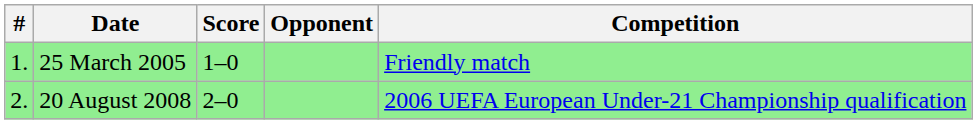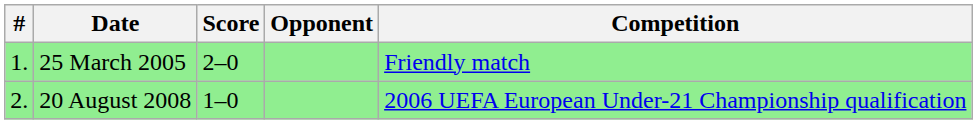(220, 61) 1–0 -> (220, 61) 2–0
(220, 99) 2–0 -> (220, 99) 1–0
